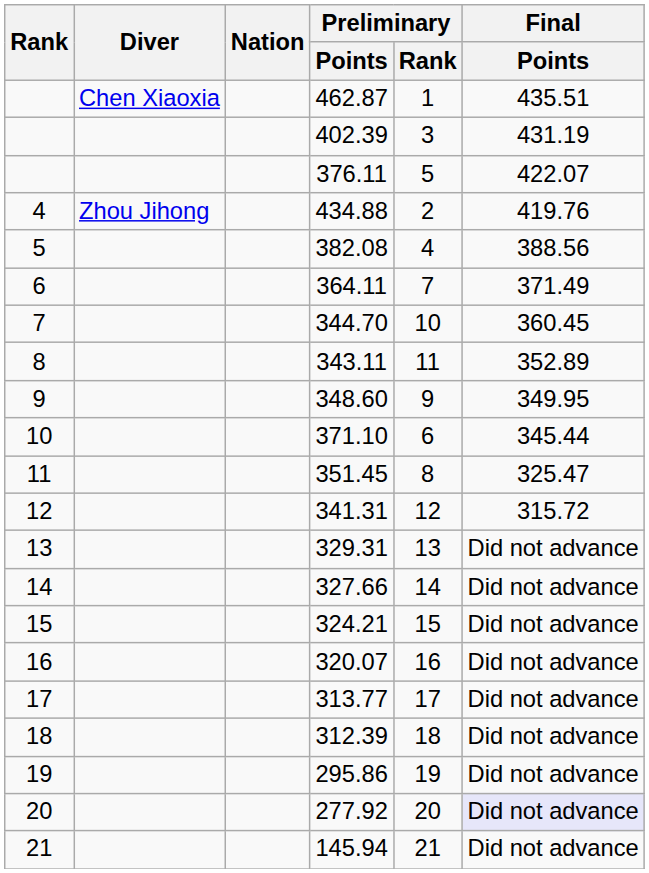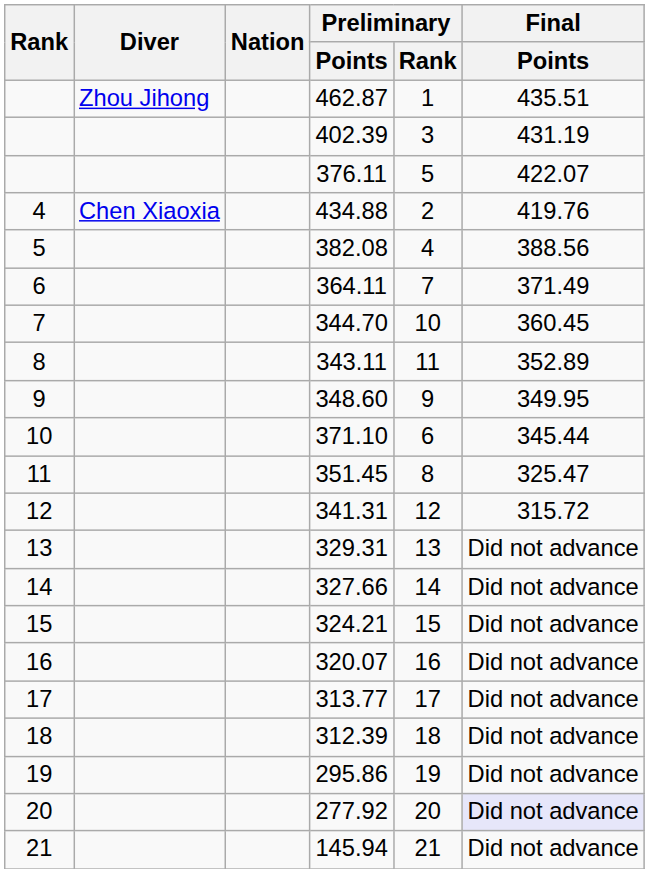(149, 98) Chen Xiaoxia -> (144, 98) Zhou Jihong
(144, 211) Zhou Jihong -> (149, 211) Chen Xiaoxia
